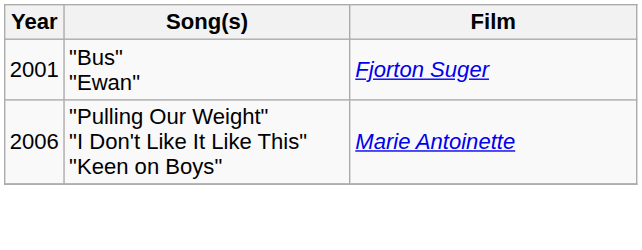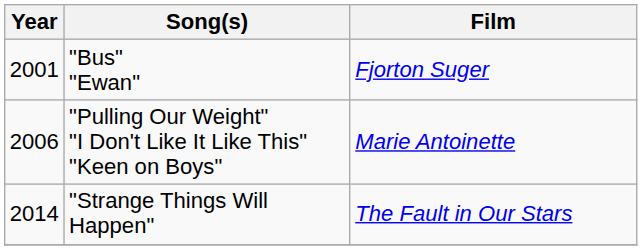+ row: (169, 214)
